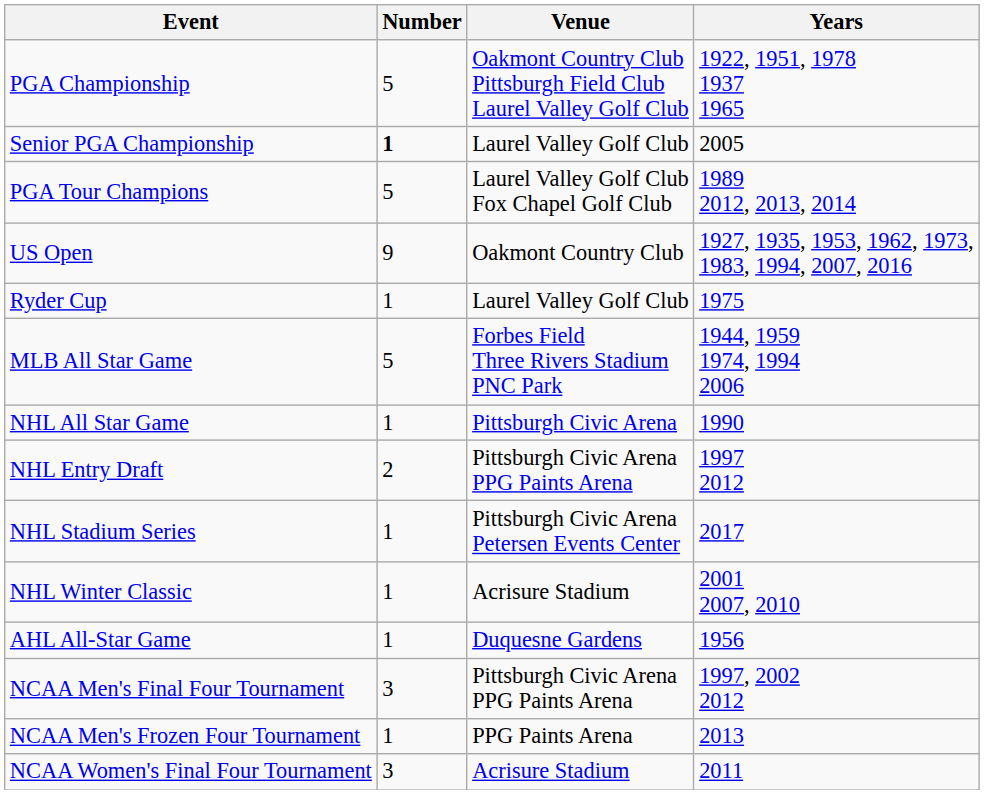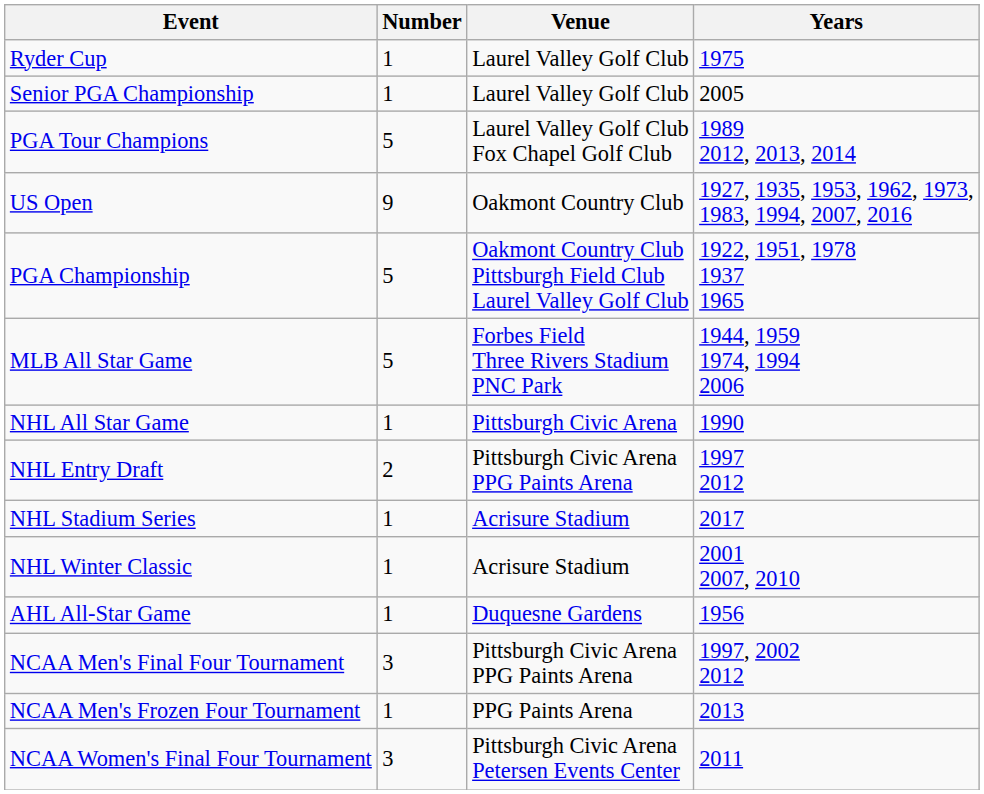rows swapped: (100, 82) <-> (58, 300)
(388, 143) bold -> (388, 93) normal
(576, 530) Pittsburgh Civic Arena Petersen Events Center -> (551, 518) Acrisure Stadium
(551, 771) Acrisure Stadium -> (576, 759) Pittsburgh Civic Arena Petersen Events Center
